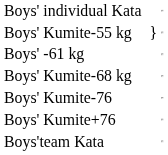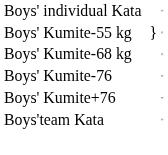- row: (44, 54)
